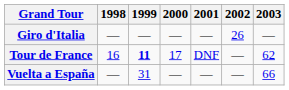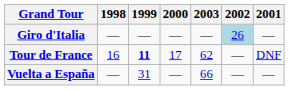columns swapped: (206, 14) <-> (269, 14)
(238, 34) no background -> (238, 34) lightblue background
